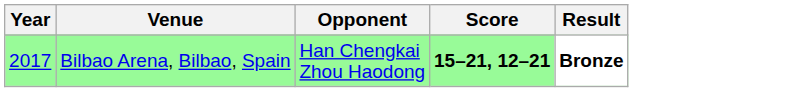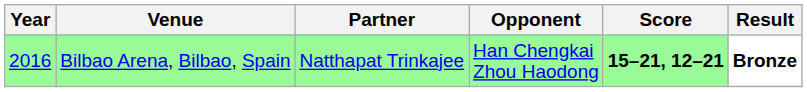+ column: (382, 20)
(30, 61) 2017 -> (30, 61) 2016
